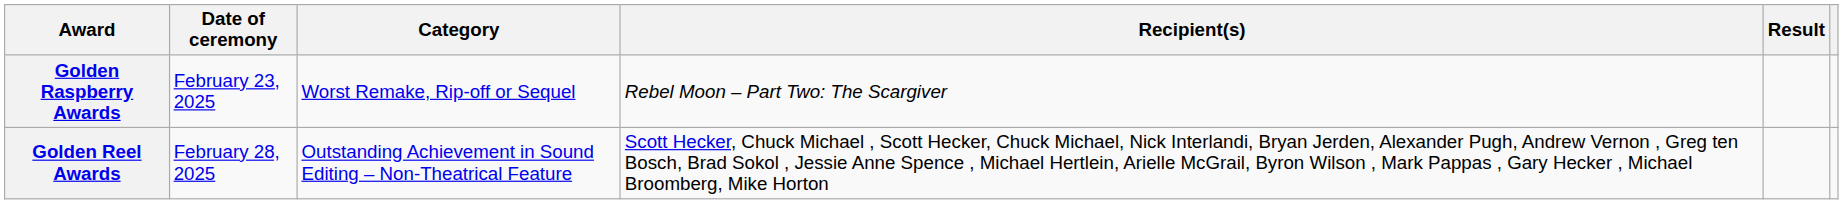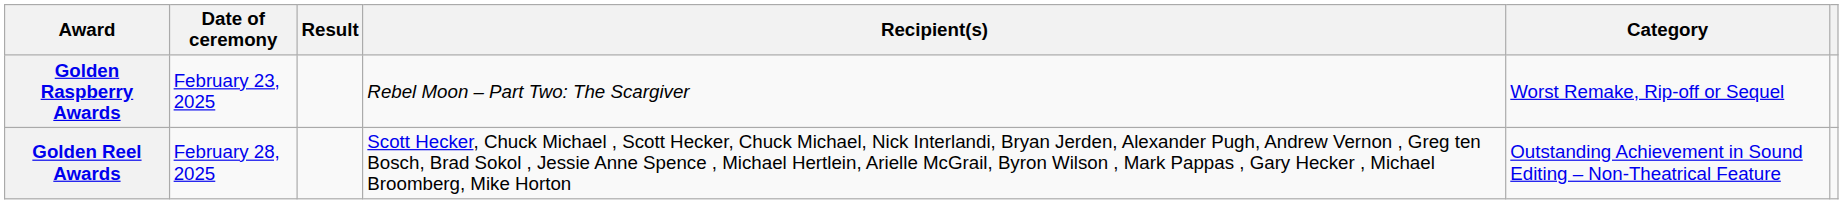columns swapped: (459, 29) <-> (1796, 29)
